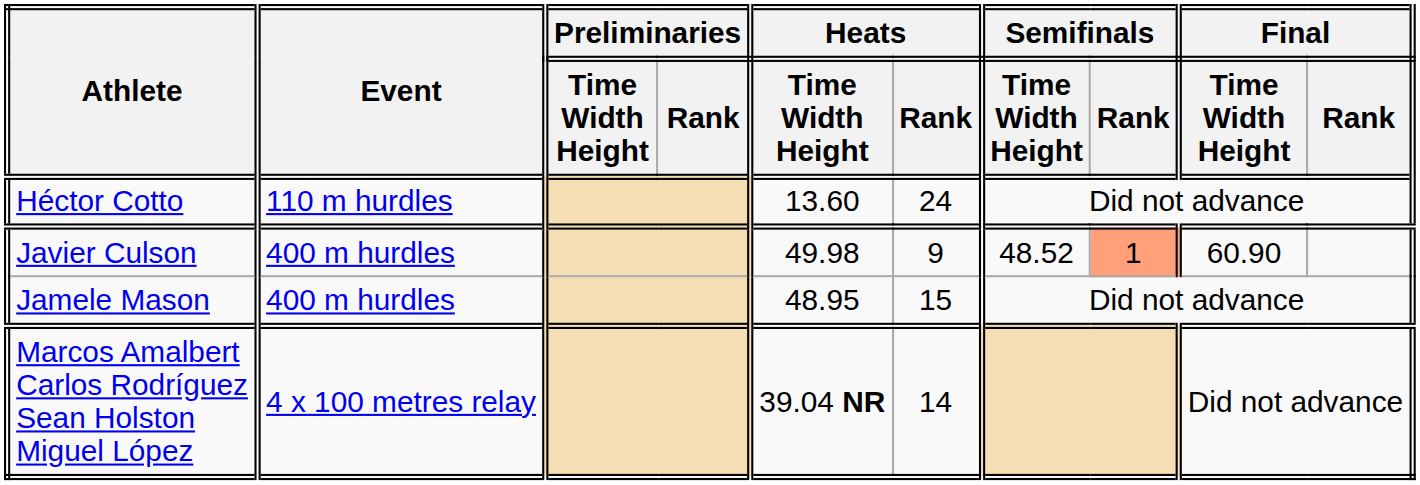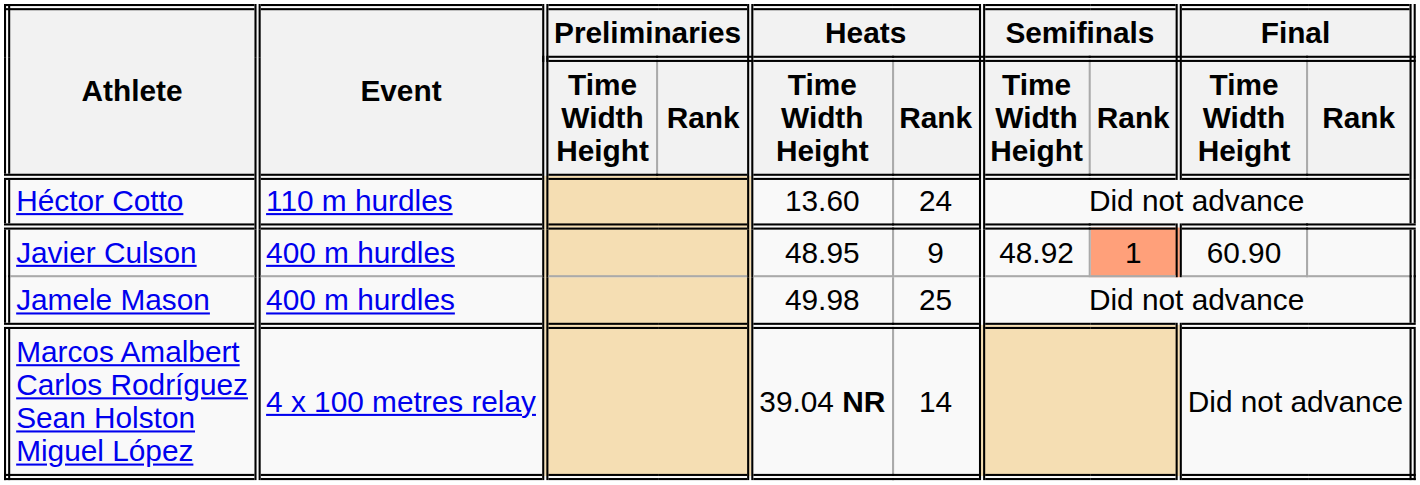(822, 253) 49.98 -> (822, 253) 48.95
(1036, 253) 48.52 -> (1036, 253) 48.92
(822, 300) 48.95 -> (822, 300) 49.98
(936, 300) 15 -> (936, 300) 25
